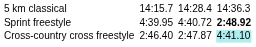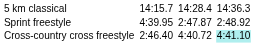(195, 22) 4:40.72 -> (195, 22) 2:47.87
(234, 22) bold -> (234, 22) normal
(195, 36) 2:47.87 -> (195, 36) 4:40.72
